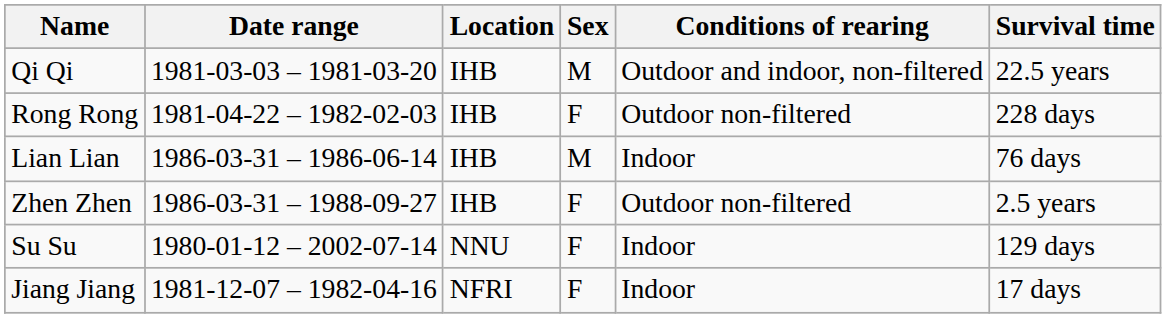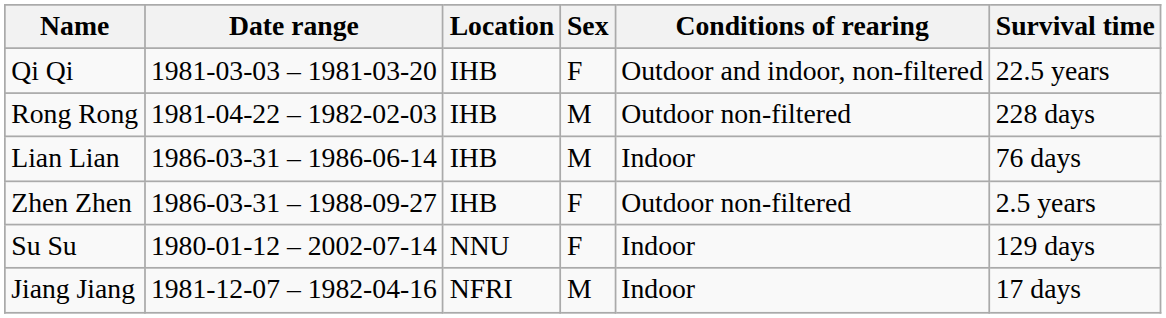(579, 70) M -> (575, 70) F
(575, 114) F -> (579, 114) M
(575, 289) F -> (579, 289) M
